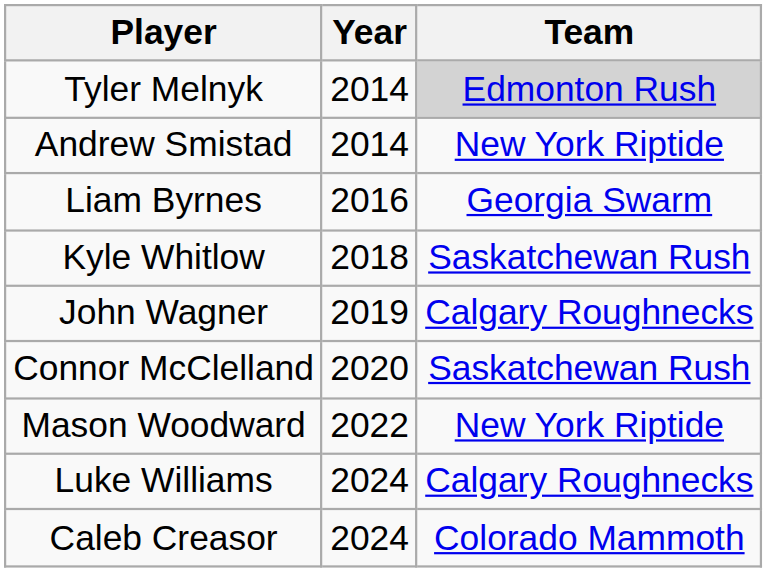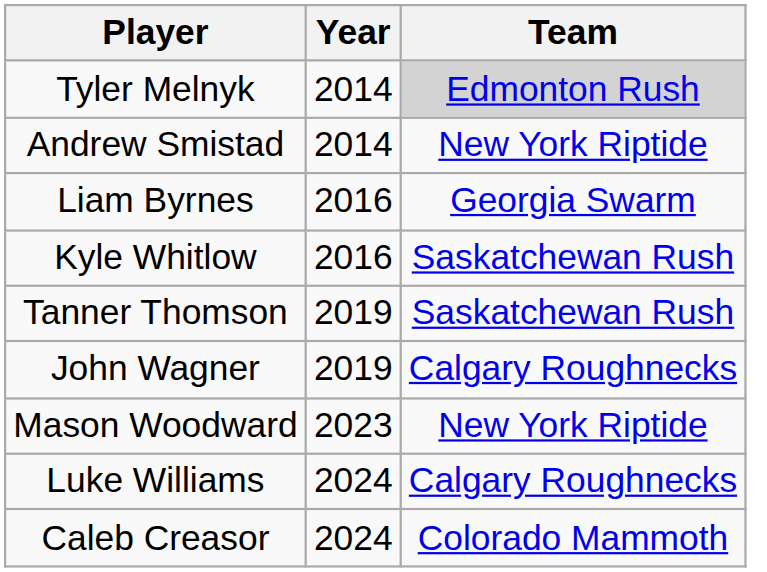(370, 256) 2018 -> (353, 256) 2016
+ row: (155, 312)
- row: (164, 369)
(370, 425) 2022 -> (353, 425) 2023
